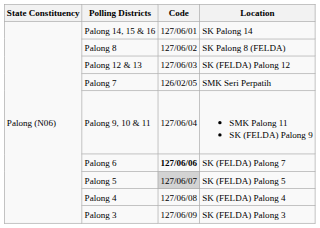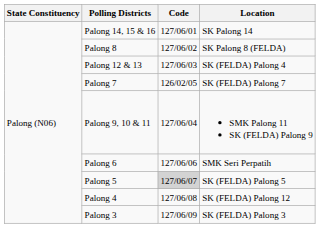(246, 65) SK (FELDA) Palong 12 -> (244, 65) SK (FELDA) Palong 4
(237, 82) SMK Seri Perpatih -> (244, 82) SK (FELDA) Palong 7
(179, 162) bold -> (179, 163) normal
(244, 163) SK (FELDA) Palong 7 -> (237, 163) SMK Seri Perpatih
(244, 198) SK (FELDA) Palong 4 -> (246, 198) SK (FELDA) Palong 12
